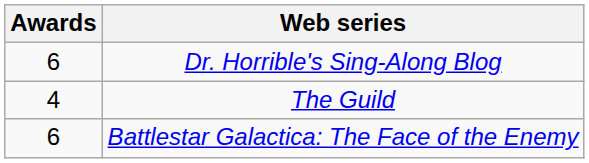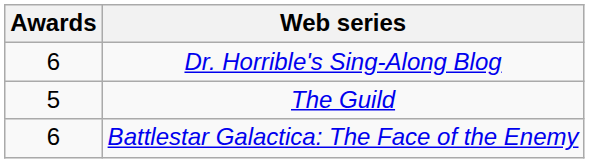(53, 99) 4 -> (53, 99) 5
